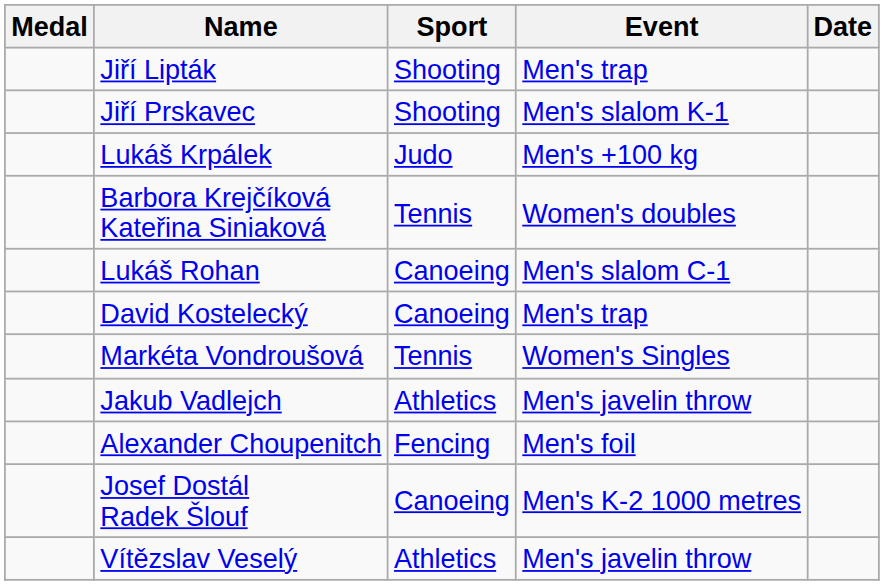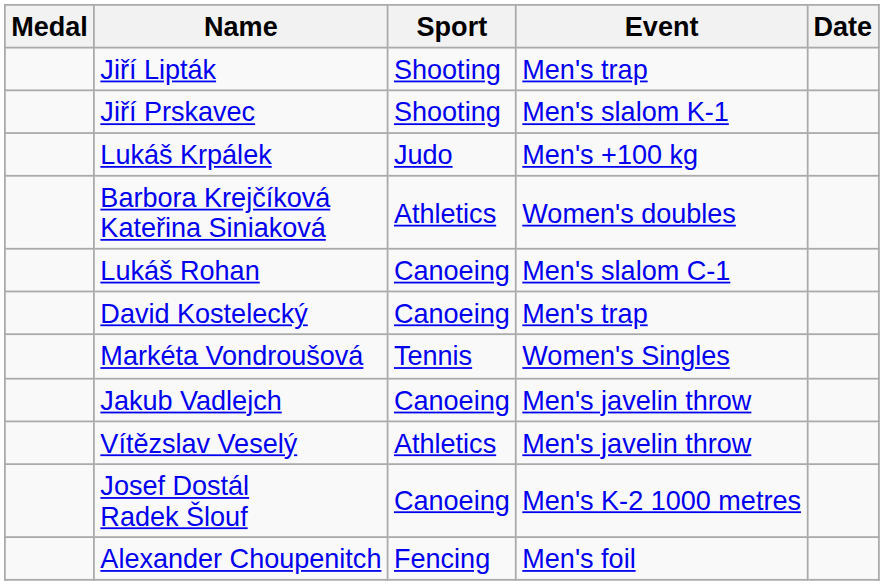(433, 213) Tennis -> (445, 213) Athletics
(445, 399) Athletics -> (452, 399) Canoeing
rows swapped: (241, 442) <-> (199, 558)
